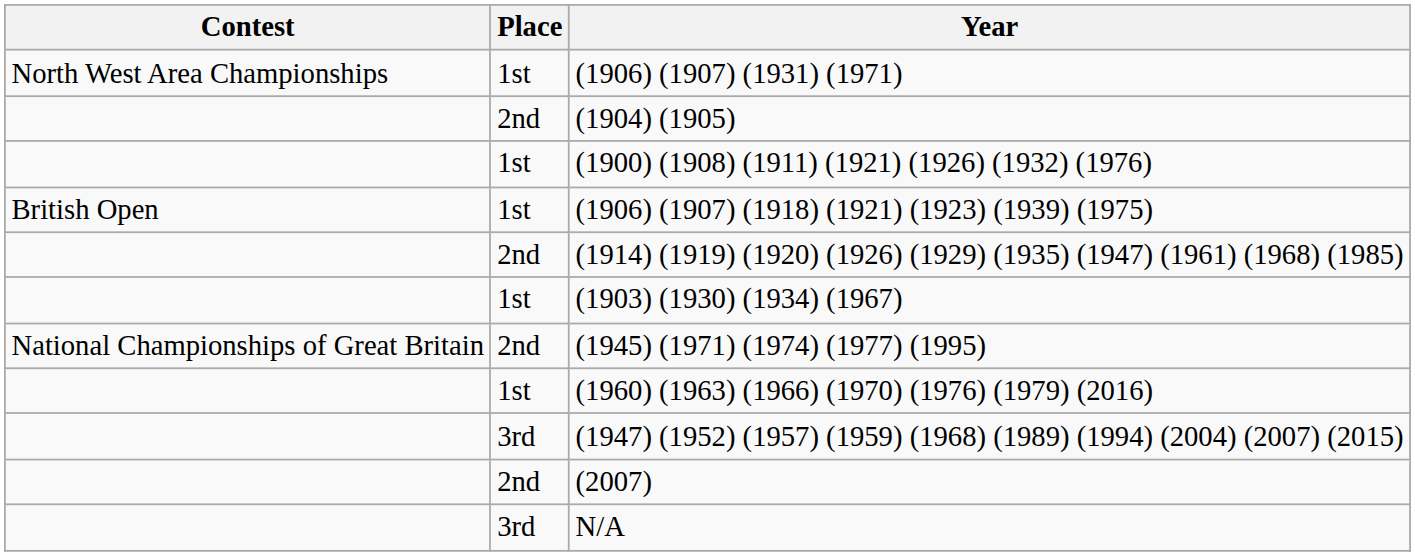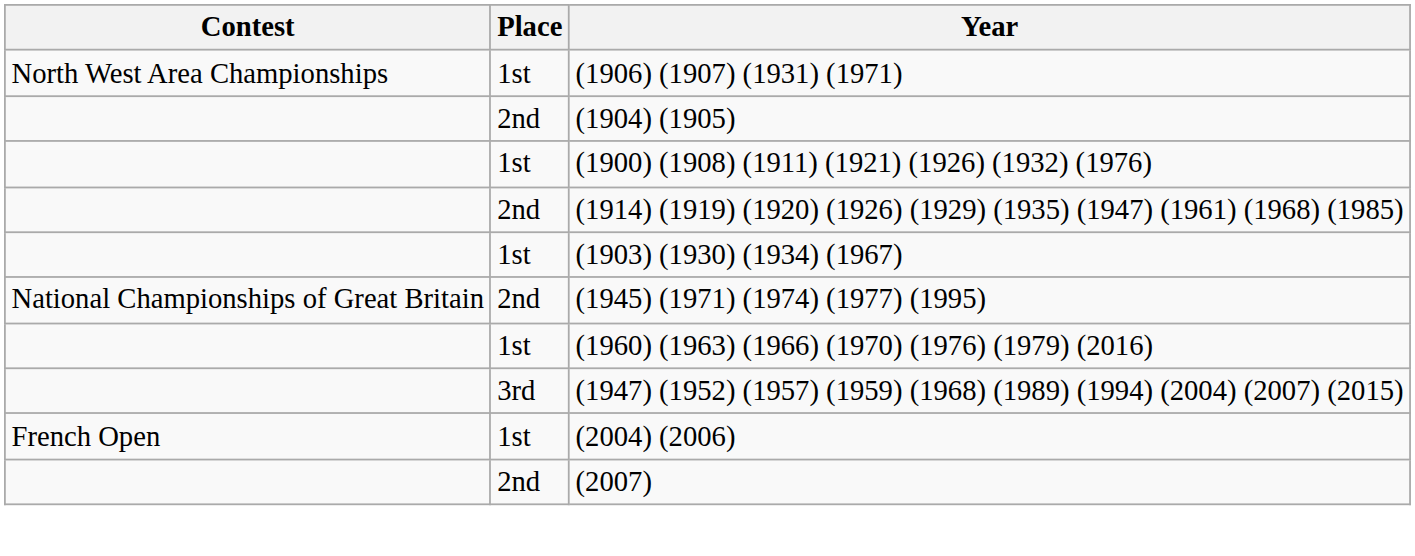- row: (864, 208)
+ row: (656, 436)
- row: (600, 526)
